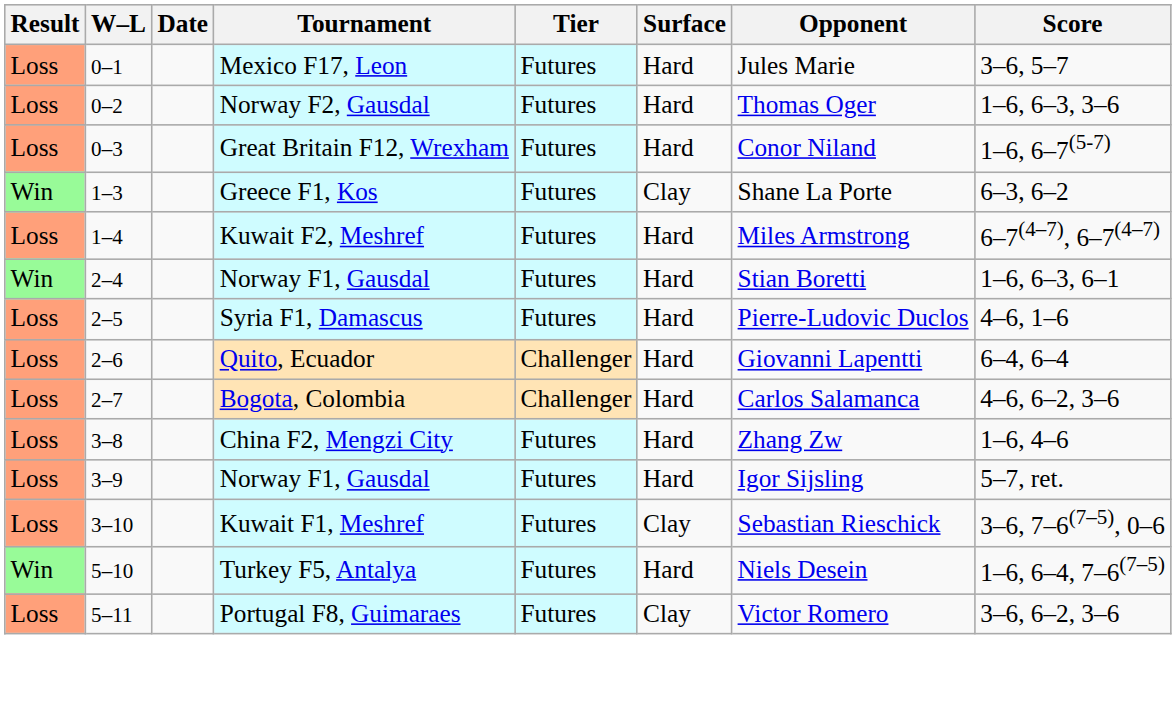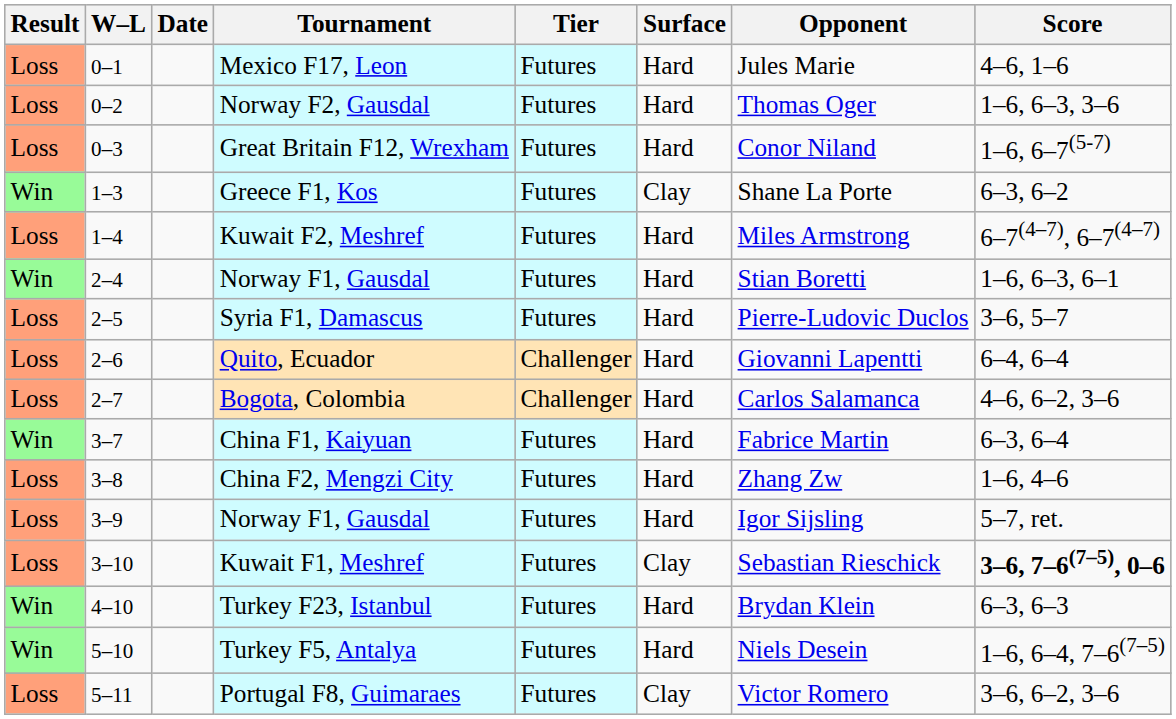(1024, 64) 3–6, 5–7 -> (1024, 64) 4–6, 1–6
(1024, 318) 4–6, 1–6 -> (1024, 318) 3–6, 5–7
+ row: (107, 440)
(1073, 522) normal -> (1073, 562) bold
+ row: (112, 607)
